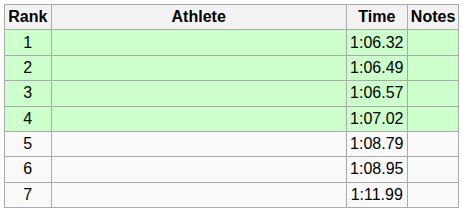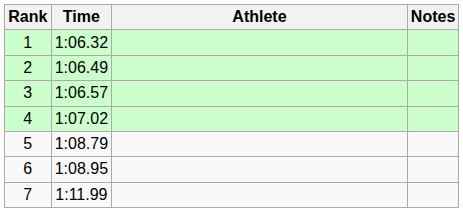columns swapped: (199, 17) <-> (377, 17)
